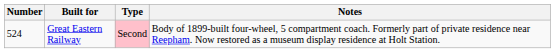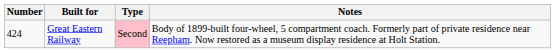(14, 34) 524 -> (14, 34) 424
